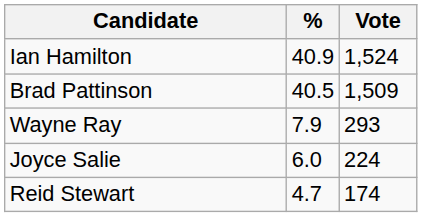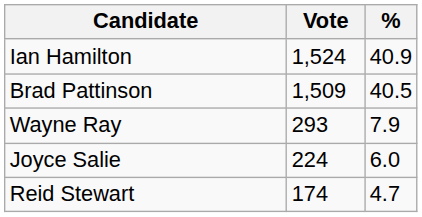columns swapped: (378, 21) <-> (313, 21)
